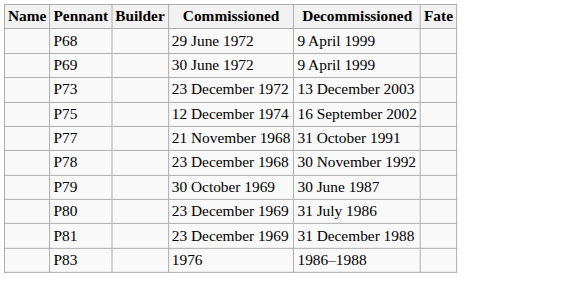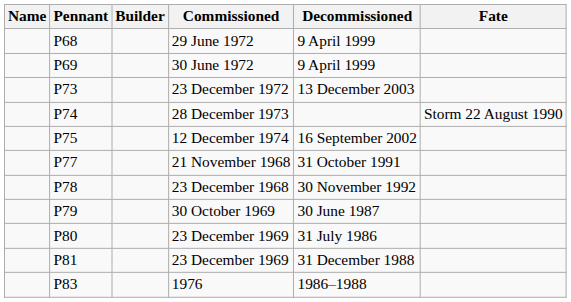+ row: (65, 114)
